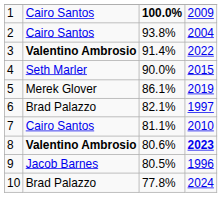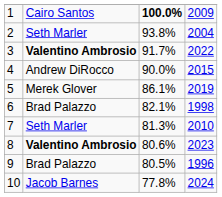(60, 32) Cairo Santos -> (56, 32) Seth Marler
(159, 51) 91.4% -> (159, 51) 91.7%
(56, 70) Seth Marler -> (70, 70) Andrew DiRocco
(201, 107) 1997 -> (201, 107) 1998
(60, 126) Cairo Santos -> (56, 126) Seth Marler
(159, 126) 81.1% -> (159, 126) 81.3%
(201, 145) bold -> (201, 145) normal
(62, 164) Jacob Barnes -> (61, 164) Brad Palazzo
(61, 182) Brad Palazzo -> (62, 182) Jacob Barnes
